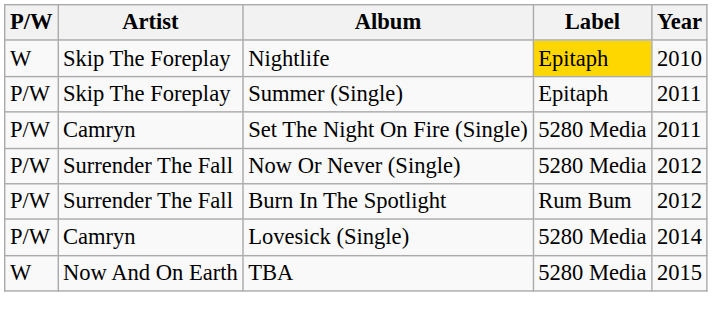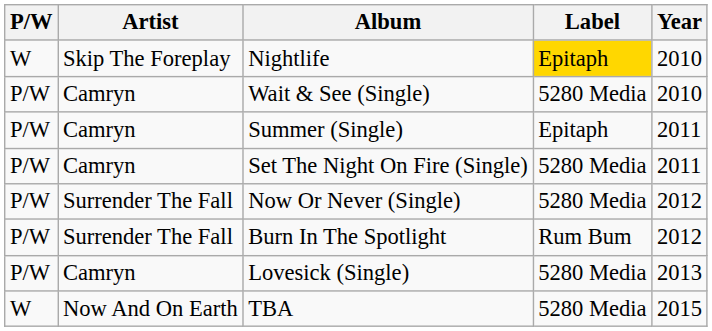+ row: (339, 93)
(147, 93) Skip The Foreplay -> (99, 129) Camryn
(680, 237) 2014 -> (680, 272) 2013
